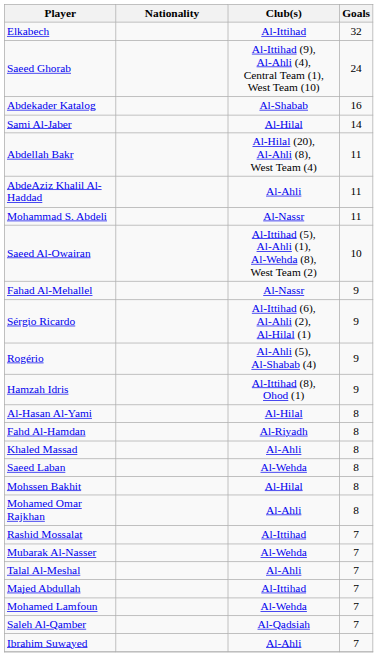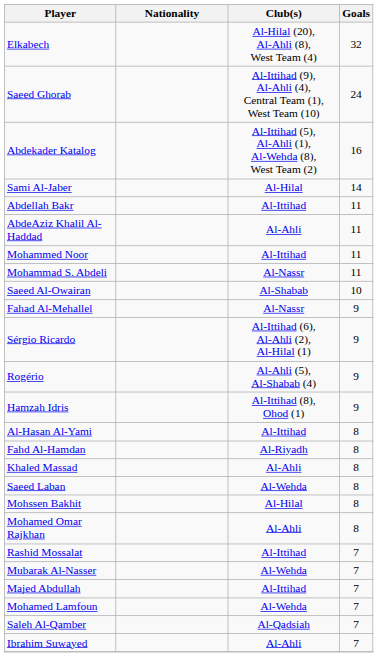(284, 31) Al-Ittihad -> (284, 44) Al-Hilal (20), Al-Ahli (8), West Team (4)
(284, 105) Al-Shabab -> (284, 150) Al-Ittihad (5), Al-Ahli (1), Al-Wehda (8), West Team (2)
(284, 154) Al-Hilal (20), Al-Ahli (8), West Team (4) -> (284, 205) Al-Ittihad
+ row: (48, 254)
(284, 253) Al-Ittihad (5), Al-Ahli (1), Al-Wehda (8), West Team (2) -> (284, 290) Al-Shabab
(284, 413) Al-Hilal -> (284, 431) Al-Ittihad
- row: (44, 570)
